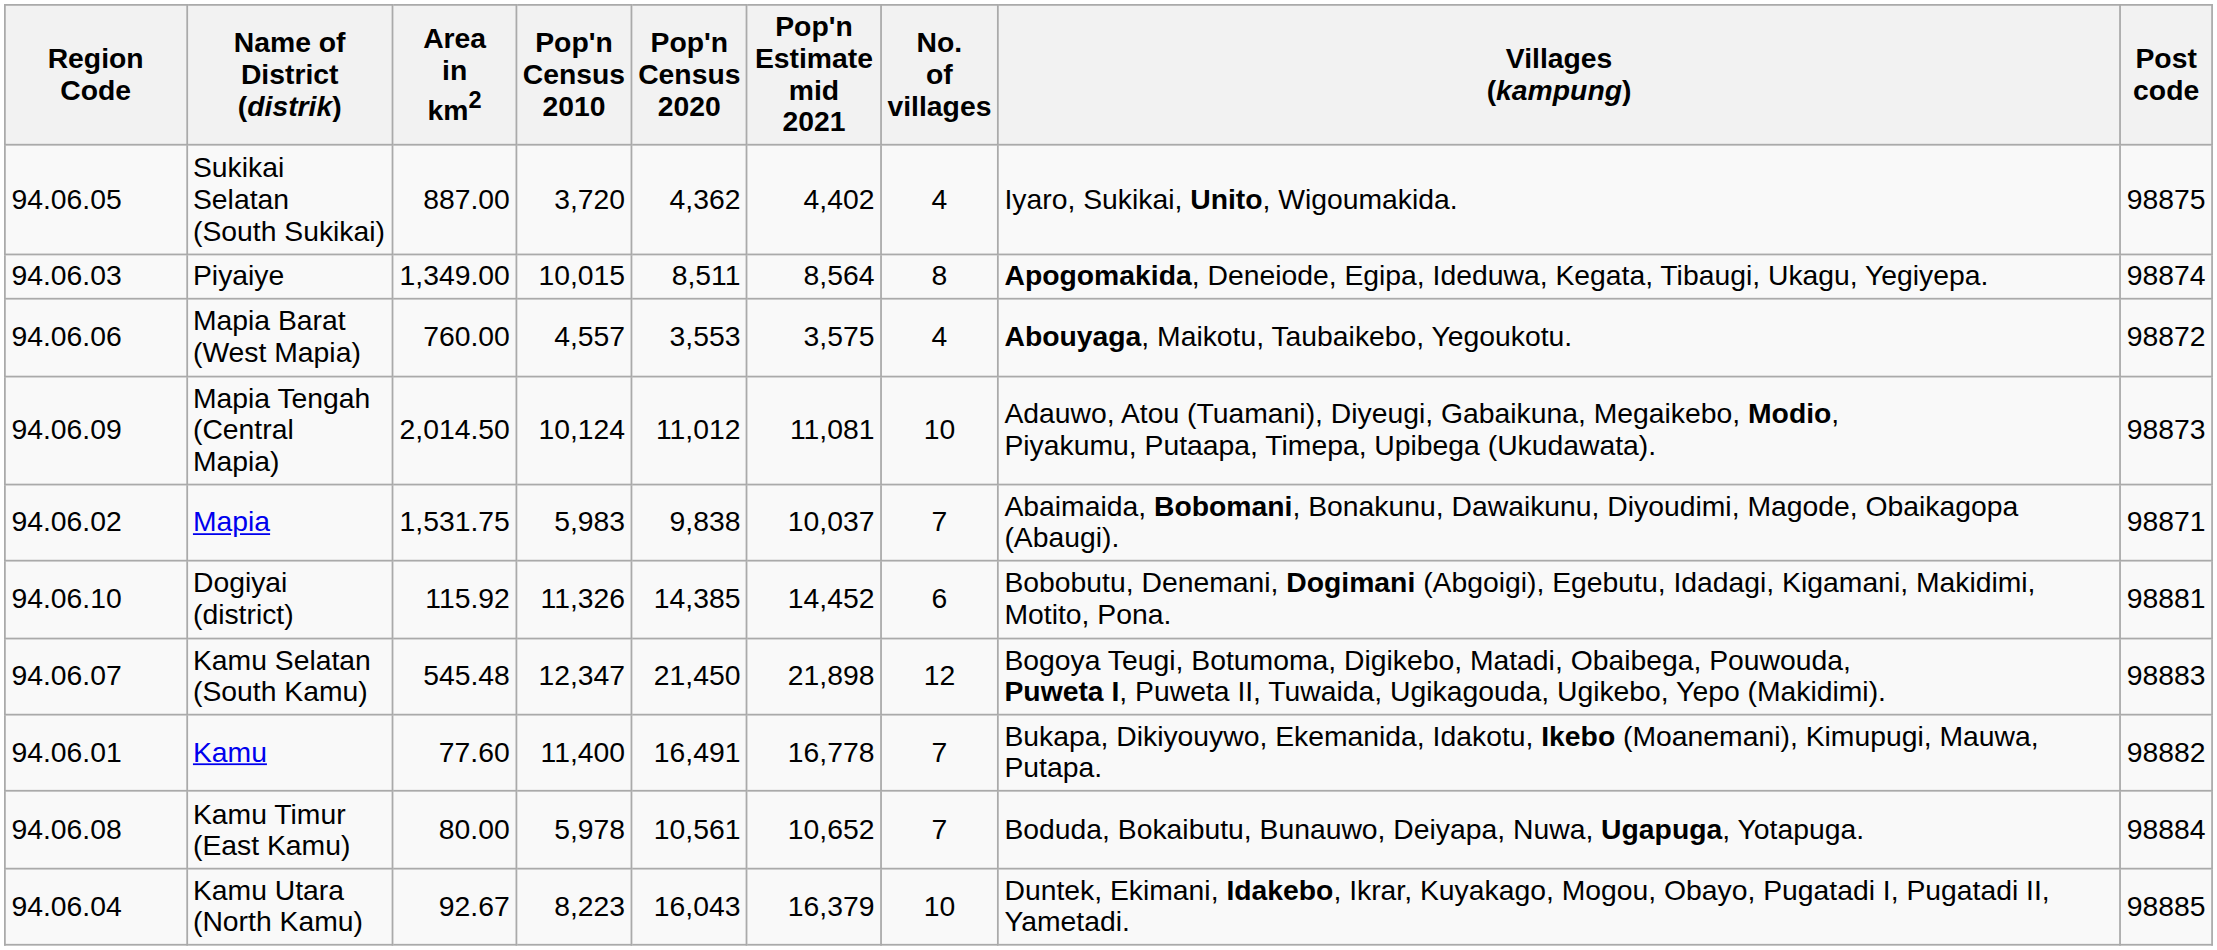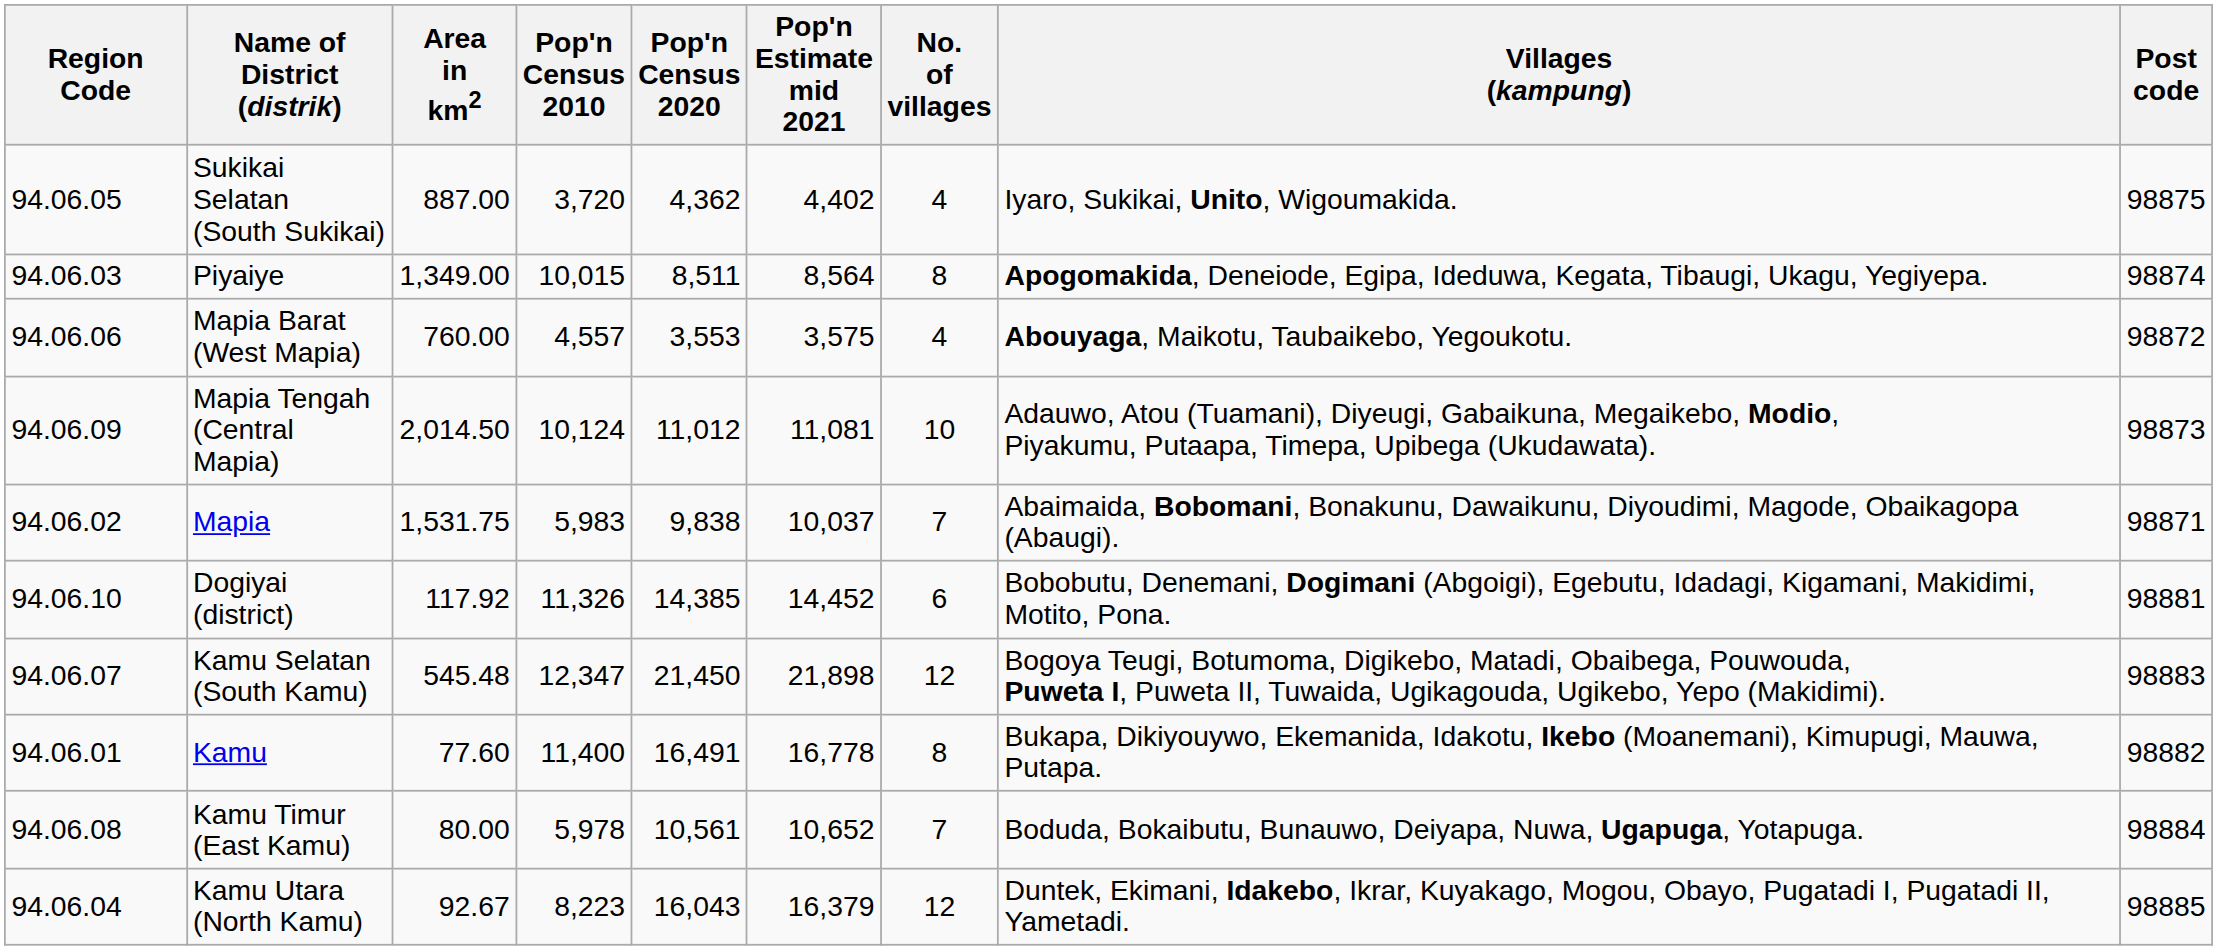(467, 599) 115.92 -> (467, 599) 117.92
(939, 752) 7 -> (939, 752) 8
(939, 906) 10 -> (939, 906) 12
